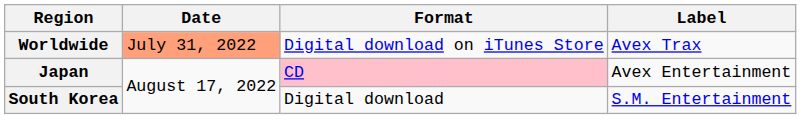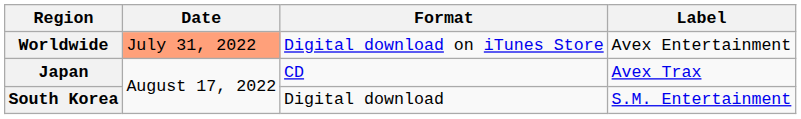(657, 45) Avex Trax -> (701, 45) Avex Entertainment
(294, 72) pink background -> (294, 72) no background
(701, 72) Avex Entertainment -> (657, 72) Avex Trax
